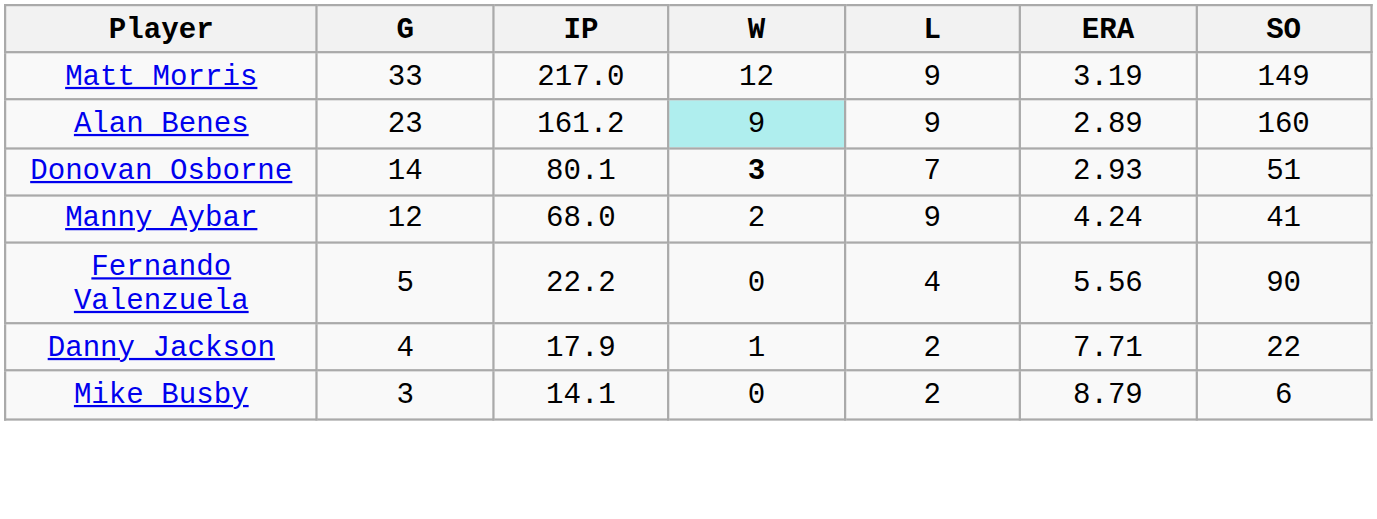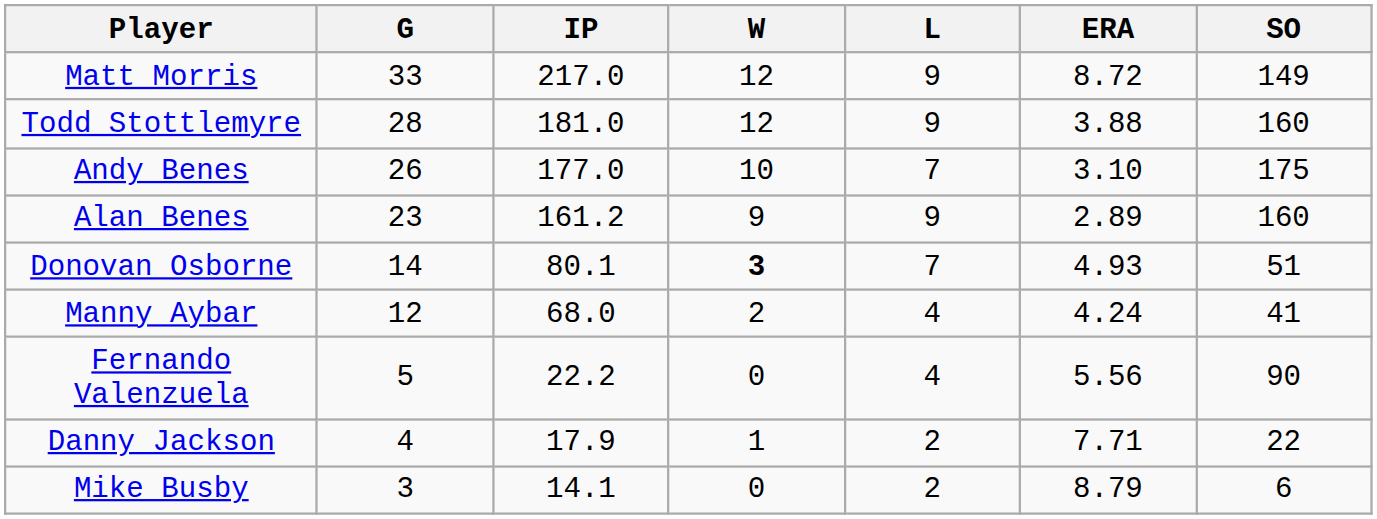(1108, 76) 3.19 -> (1108, 76) 8.72
+ row: (161, 124)
+ row: (161, 171)
(757, 124) paleturquoise background -> (757, 219) no background
(1108, 171) 2.93 -> (1108, 266) 4.93
(932, 219) 9 -> (932, 314) 4
